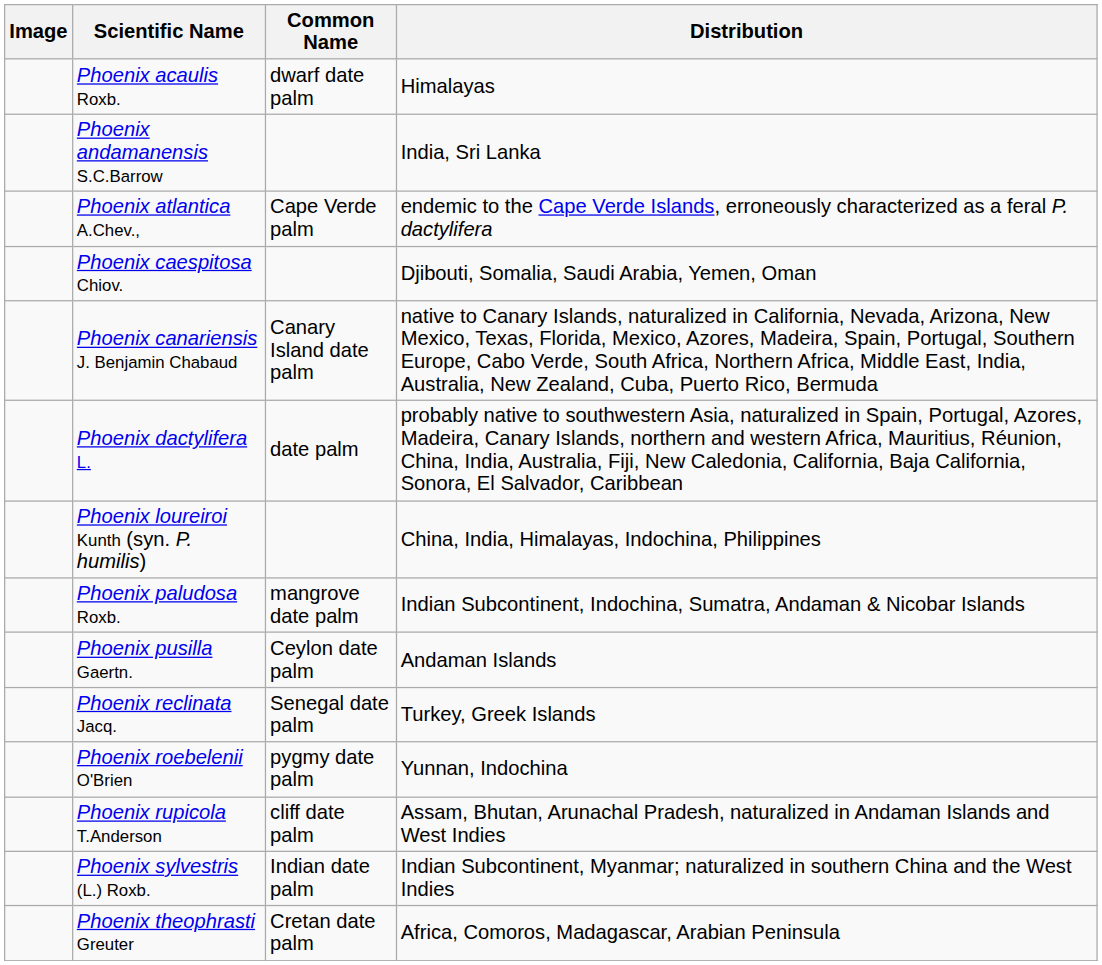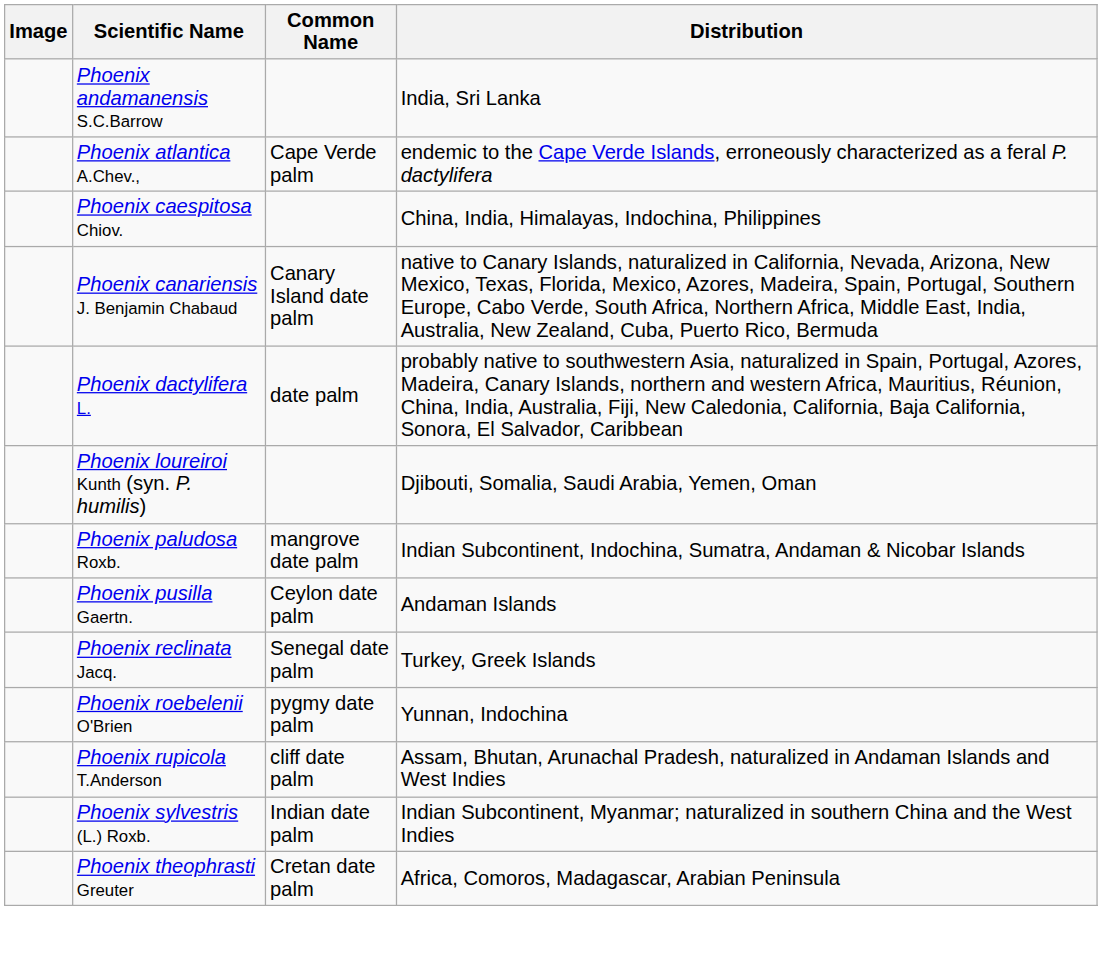- row: (147, 86)
(609, 273) Djibouti, Somalia, Saudi Arabia, Yemen, Oman -> (611, 218) China, India, Himalayas, Indochina, Philippines
(611, 539) China, India, Himalayas, Indochina, Philippines -> (609, 484) Djibouti, Somalia, Saudi Arabia, Yemen, Oman
